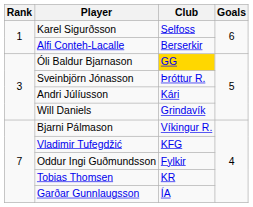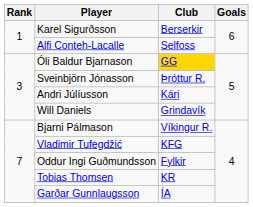(178, 29) Selfoss -> (182, 29) Berserkir
(182, 45) Berserkir -> (178, 45) Selfoss
